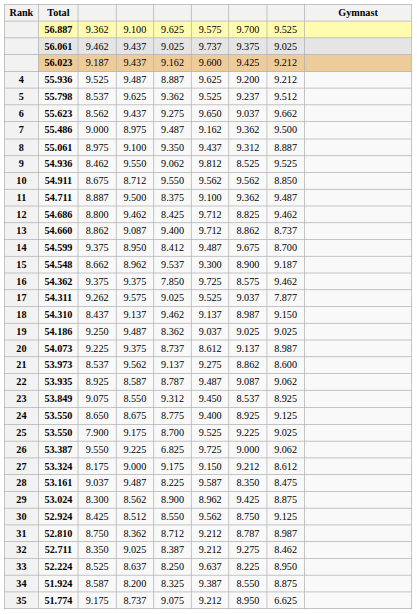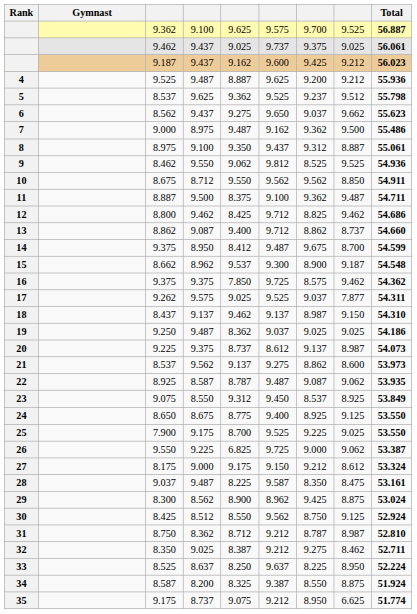columns swapped: (358, 13) <-> (58, 13)
